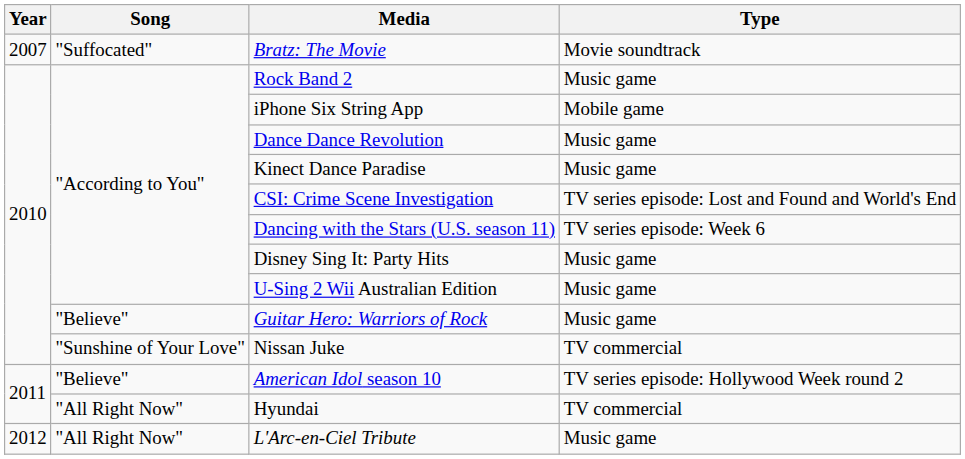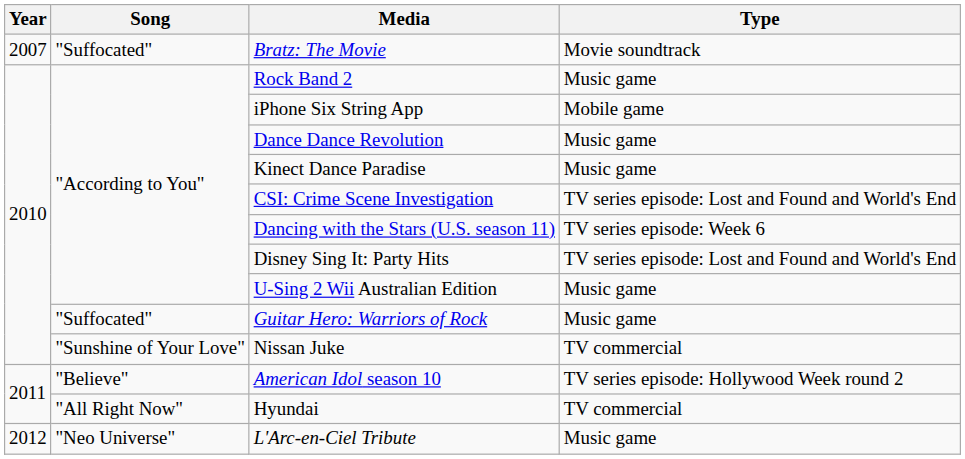(610, 259) Music game -> (760, 259) TV series episode: Lost and Found and World's End
(92, 318) "Believe" -> (104, 318) "Suffocated"
(119, 438) "All Right Now" -> (115, 438) "Neo Universe"
